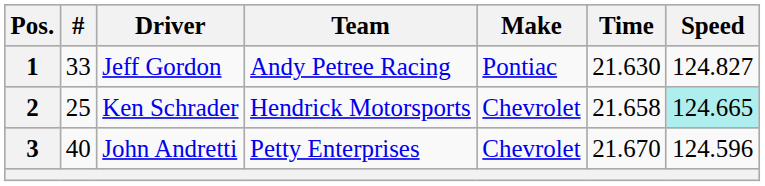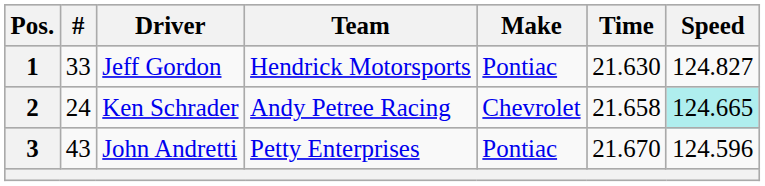(350, 66) Andy Petree Racing -> (360, 66) Hendrick Motorsports
(78, 107) 25 -> (78, 107) 24
(360, 107) Hendrick Motorsports -> (350, 107) Andy Petree Racing
(78, 148) 40 -> (78, 148) 43
(531, 148) Chevrolet -> (520, 148) Pontiac
